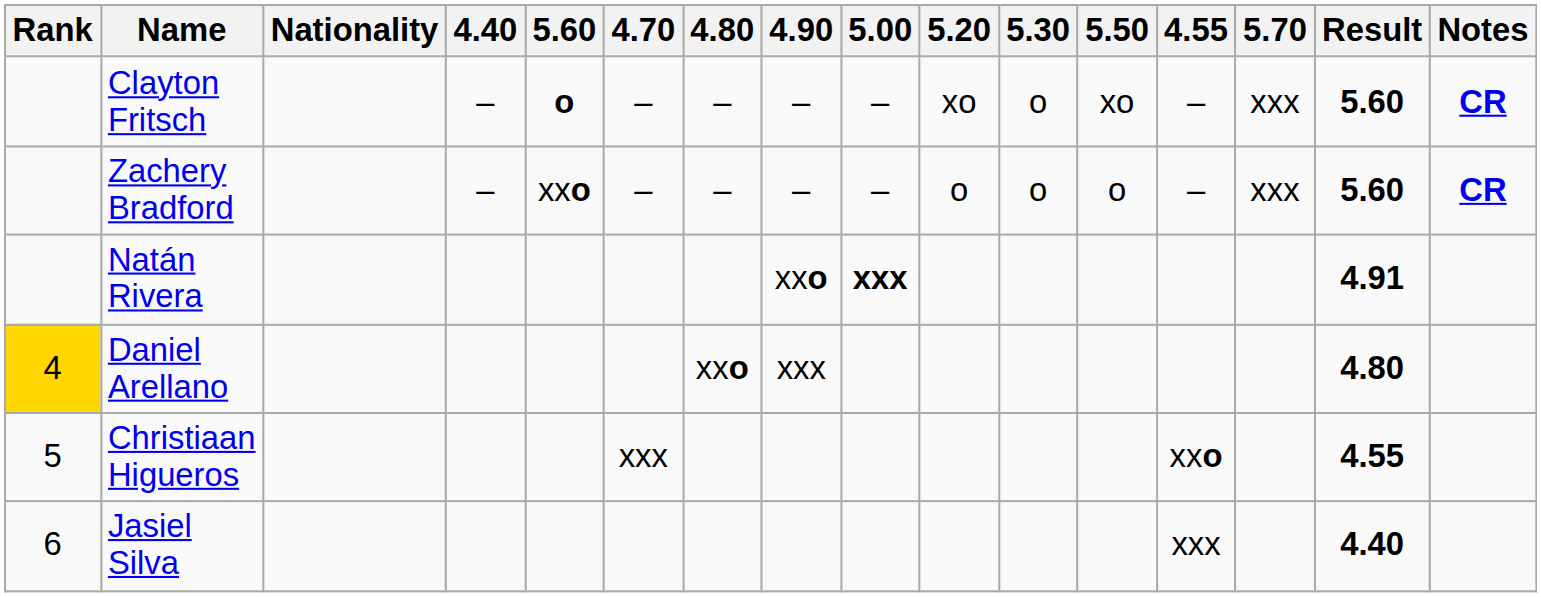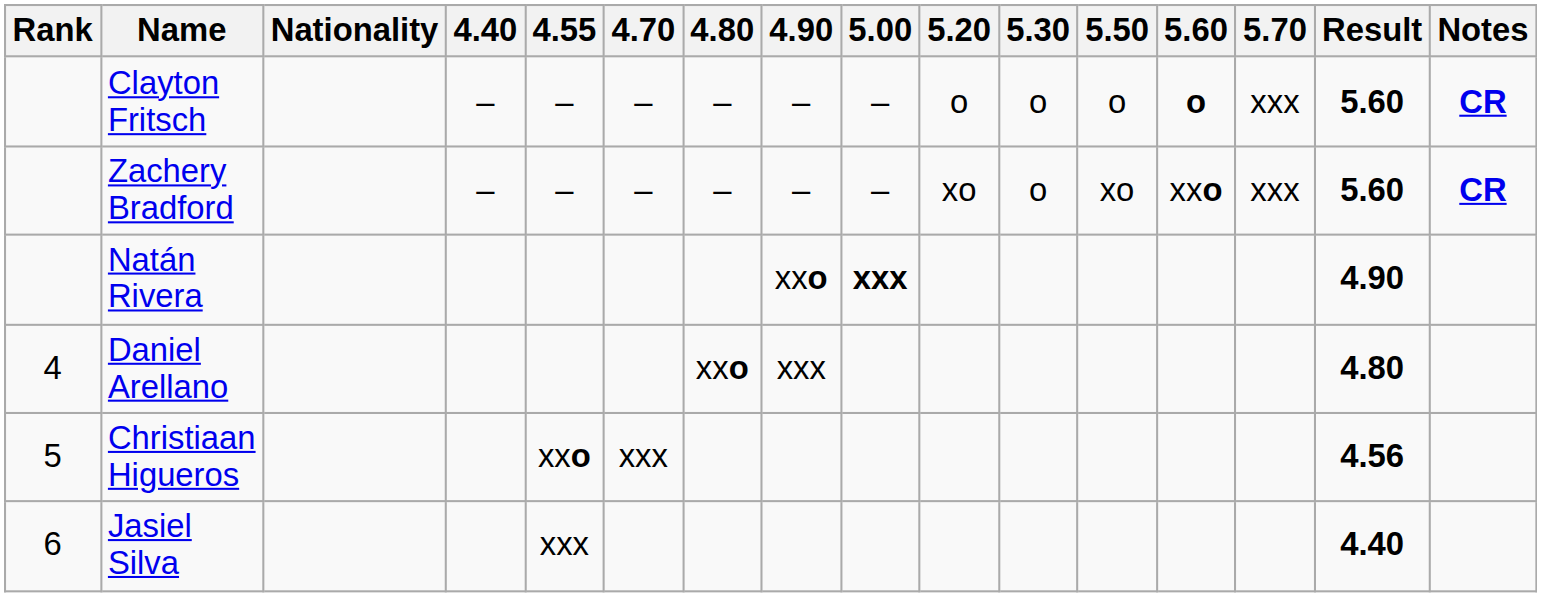columns swapped: (1196, 30) <-> (564, 30)
(959, 100) xo -> (959, 100) o
(1117, 100) xo -> (1117, 100) o
(959, 189) o -> (959, 189) xo
(1117, 189) o -> (1117, 189) xo
(1372, 278) 4.91 -> (1372, 278) 4.90
(53, 367) gold background -> (53, 367) no background
(1372, 456) 4.55 -> (1372, 456) 4.56
